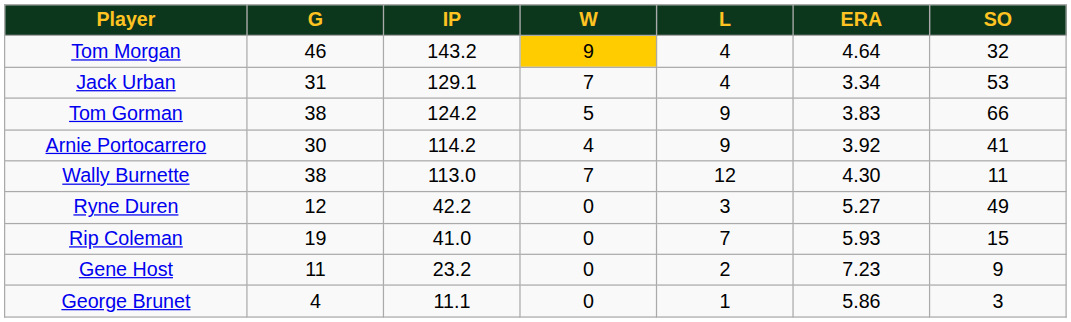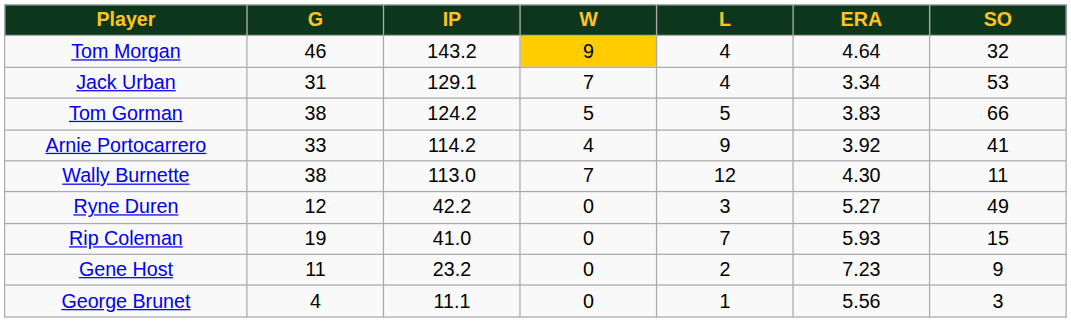(725, 113) 9 -> (725, 113) 5
(315, 144) 30 -> (315, 144) 33
(861, 301) 5.86 -> (861, 301) 5.56
